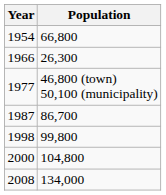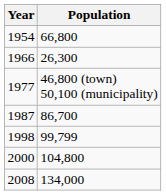(59, 136) 99,800 -> (59, 136) 99,799
